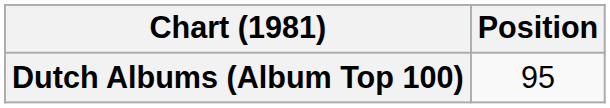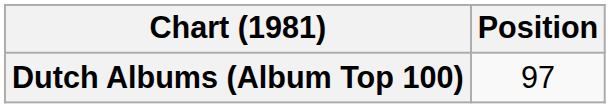(538, 77) 95 -> (538, 77) 97
